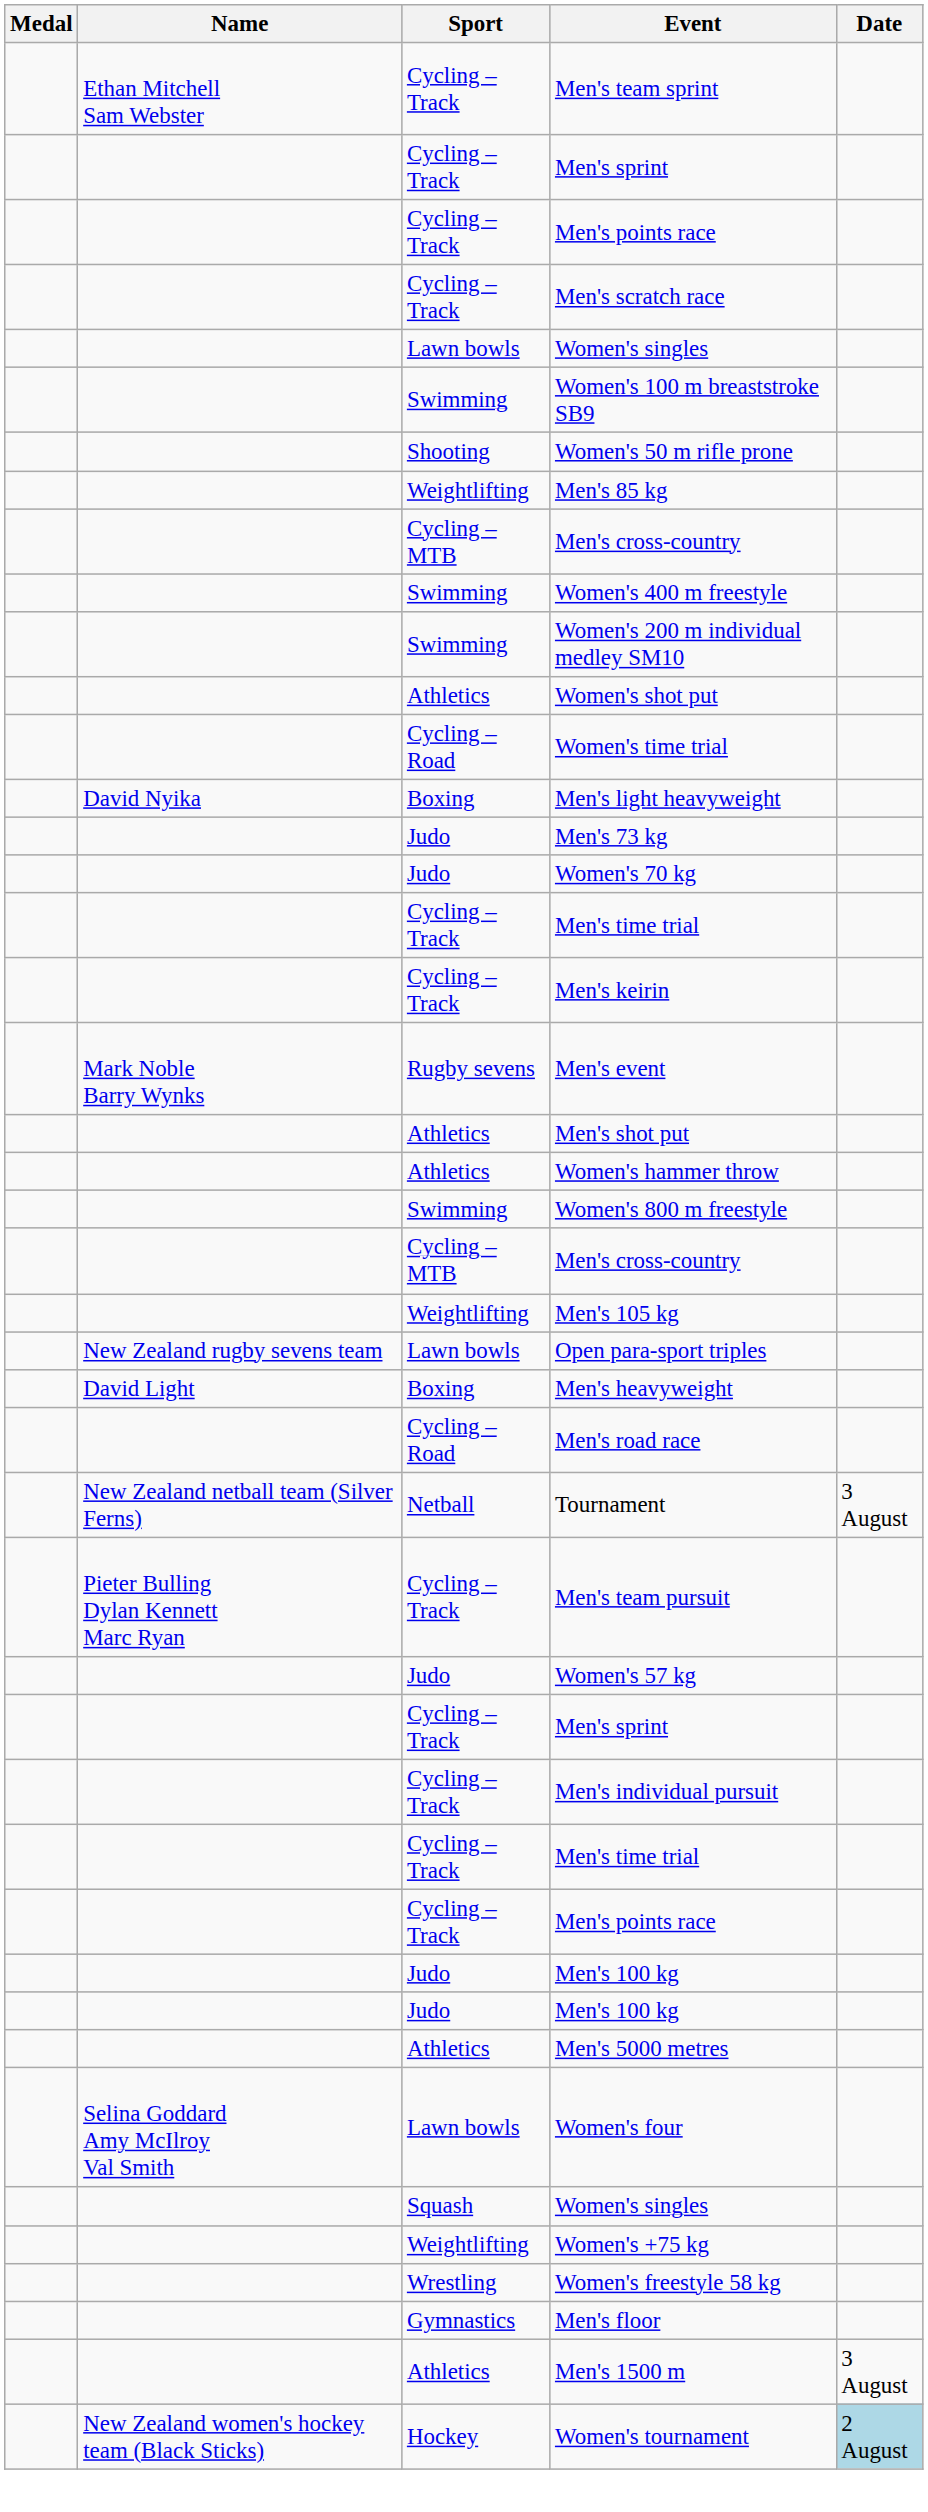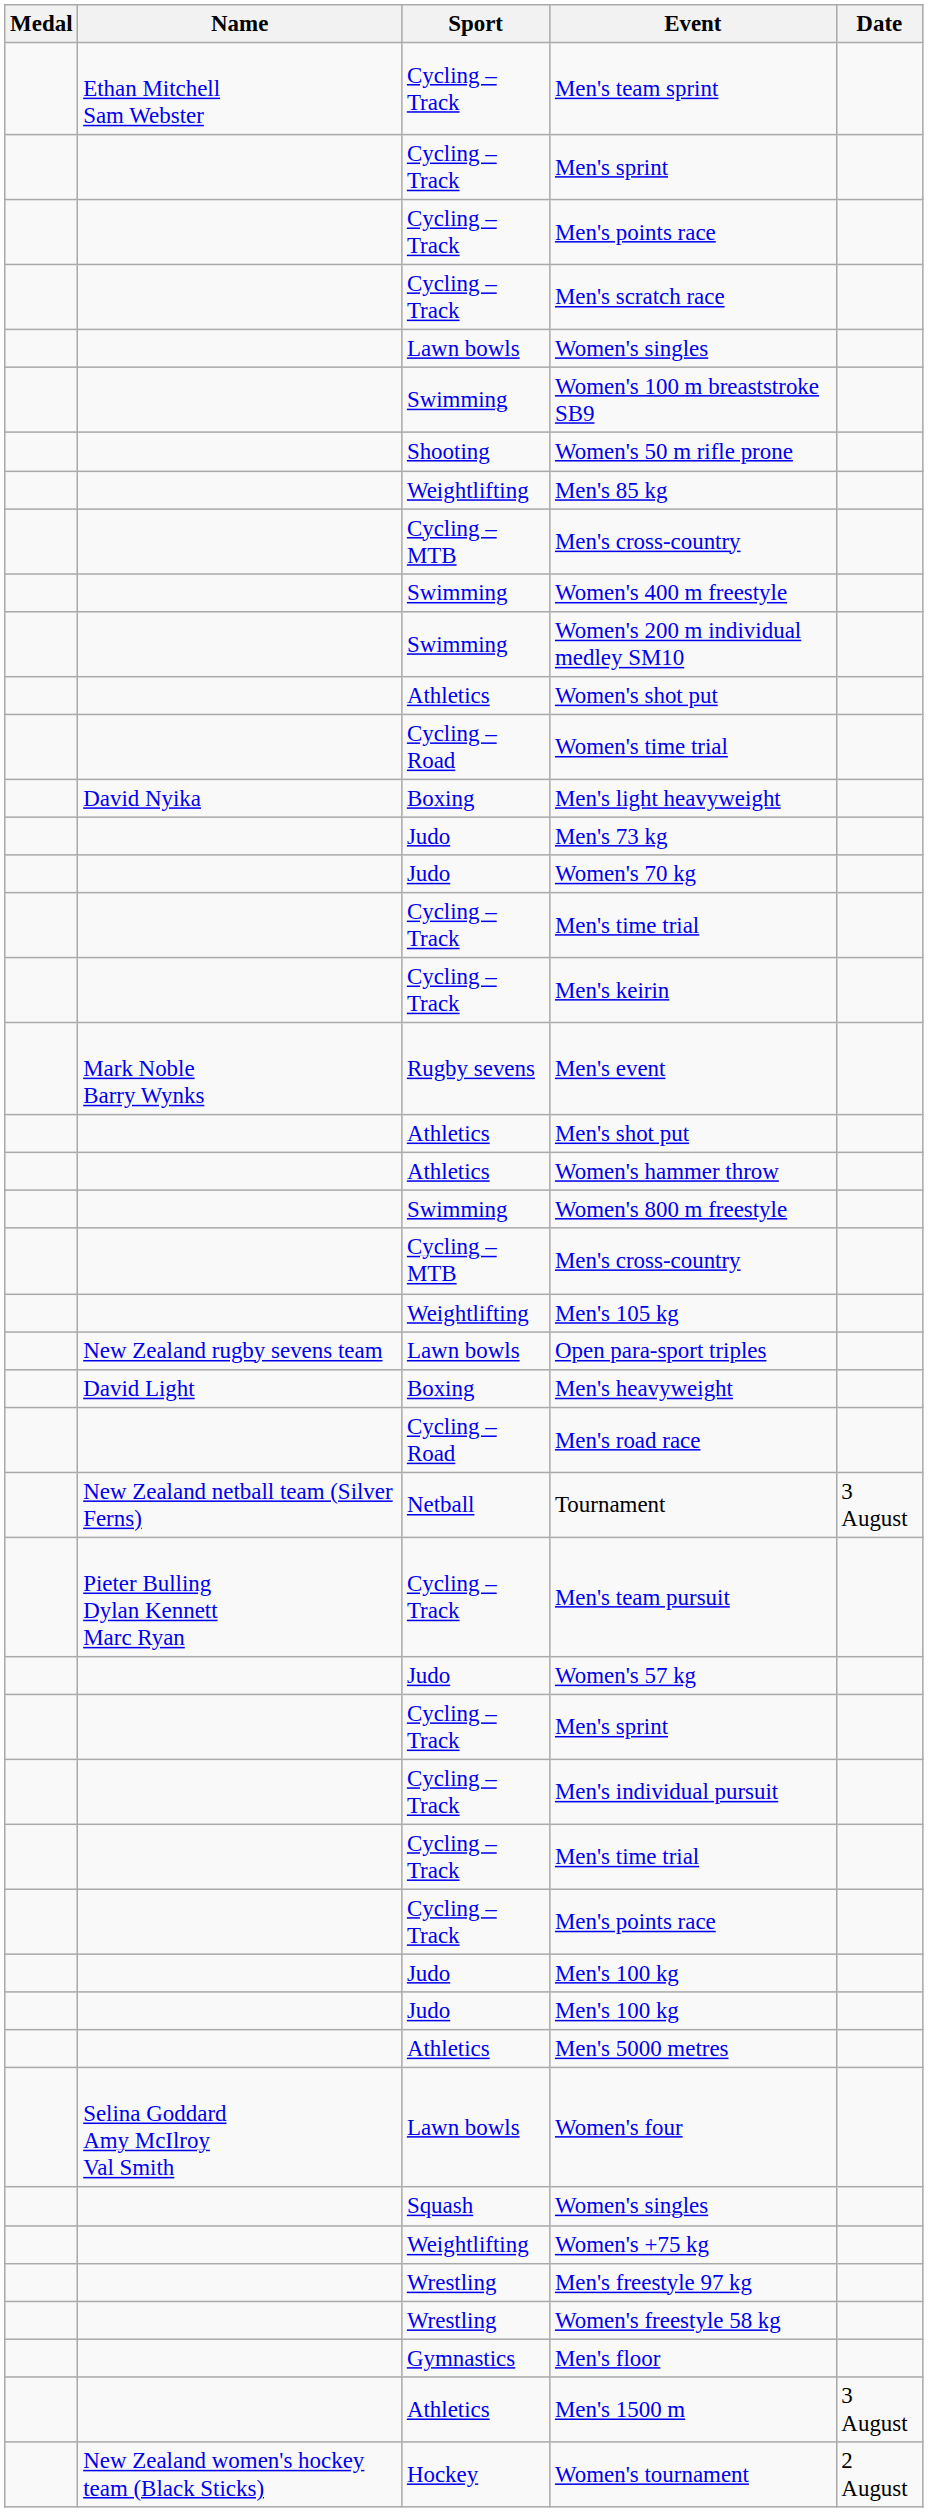+ row: (452, 2281)
(875, 2436) lightblue background -> (875, 2474) no background
